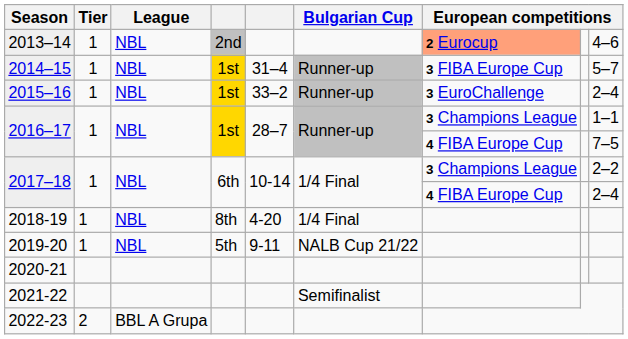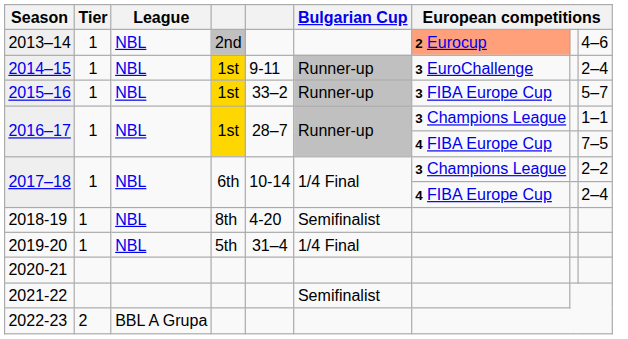(270, 67) 31–4 -> (265, 67) 9-11
(494, 67) 3 FIBA Europe Cup -> (474, 67) 3 EuroChallenge
(606, 67) 5–7 -> (595, 67) 2–4
(485, 93) 3 EuroChallenge -> (484, 93) 3 FIBA Europe Cup
(606, 93) 2–4 -> (595, 93) 5–7
(329, 219) 1/4 Final -> (339, 219) Semifinalist
(265, 244) 9-11 -> (270, 244) 31–4
(358, 244) NALB Cup 21/22 -> (329, 244) 1/4 Final
